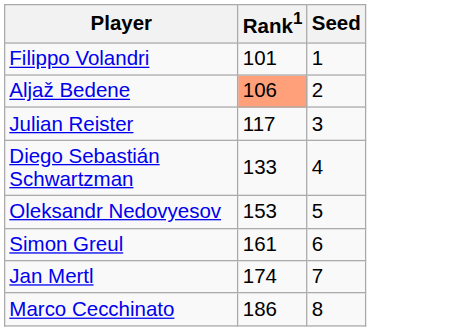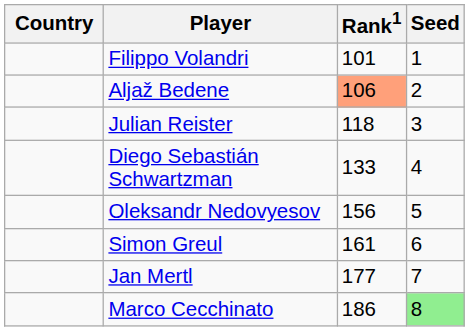+ column: (54, 23)
(259, 123) 117 -> (358, 123) 118
(260, 211) 153 -> (359, 211) 156
(260, 276) 174 -> (359, 276) 177
(318, 309) no background -> (417, 309) lightgreen background
